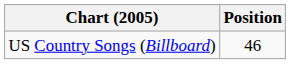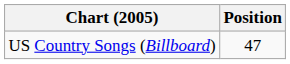(253, 44) 46 -> (253, 44) 47
